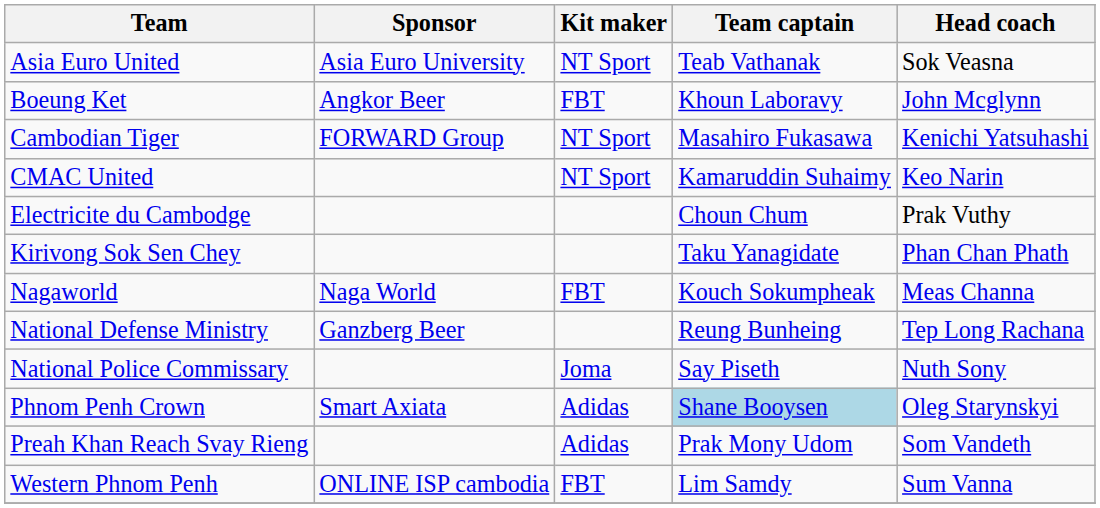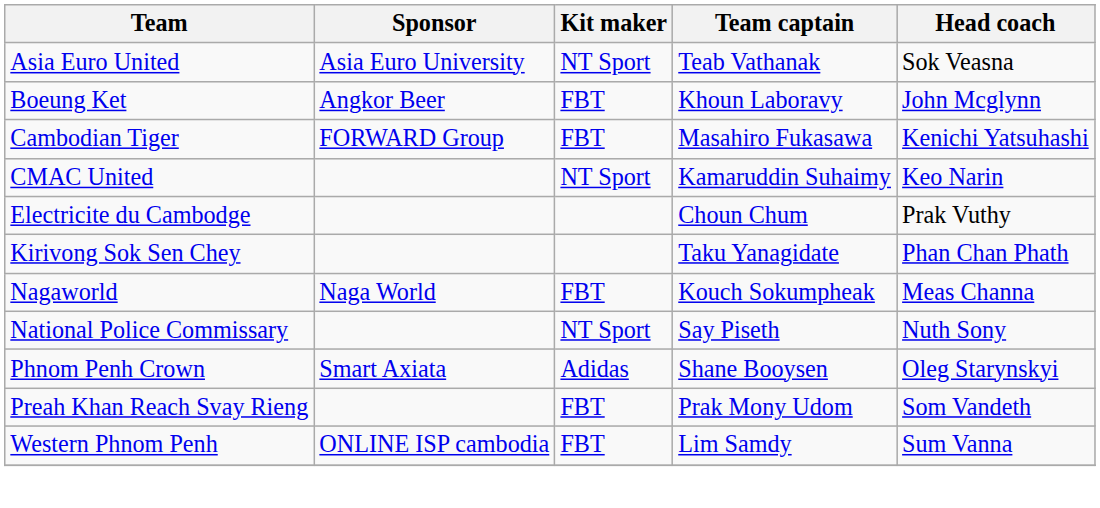(605, 138) NT Sport -> (583, 138) FBT
- row: (139, 330)
(586, 368) Joma -> (605, 330) NT Sport
(753, 406) lightblue background -> (753, 368) no background
(595, 445) Adidas -> (583, 406) FBT
